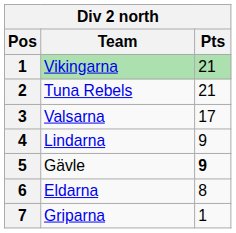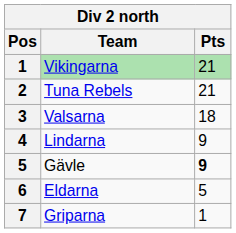(207, 116) 17 -> (207, 116) 18
(203, 191) 8 -> (203, 191) 5
